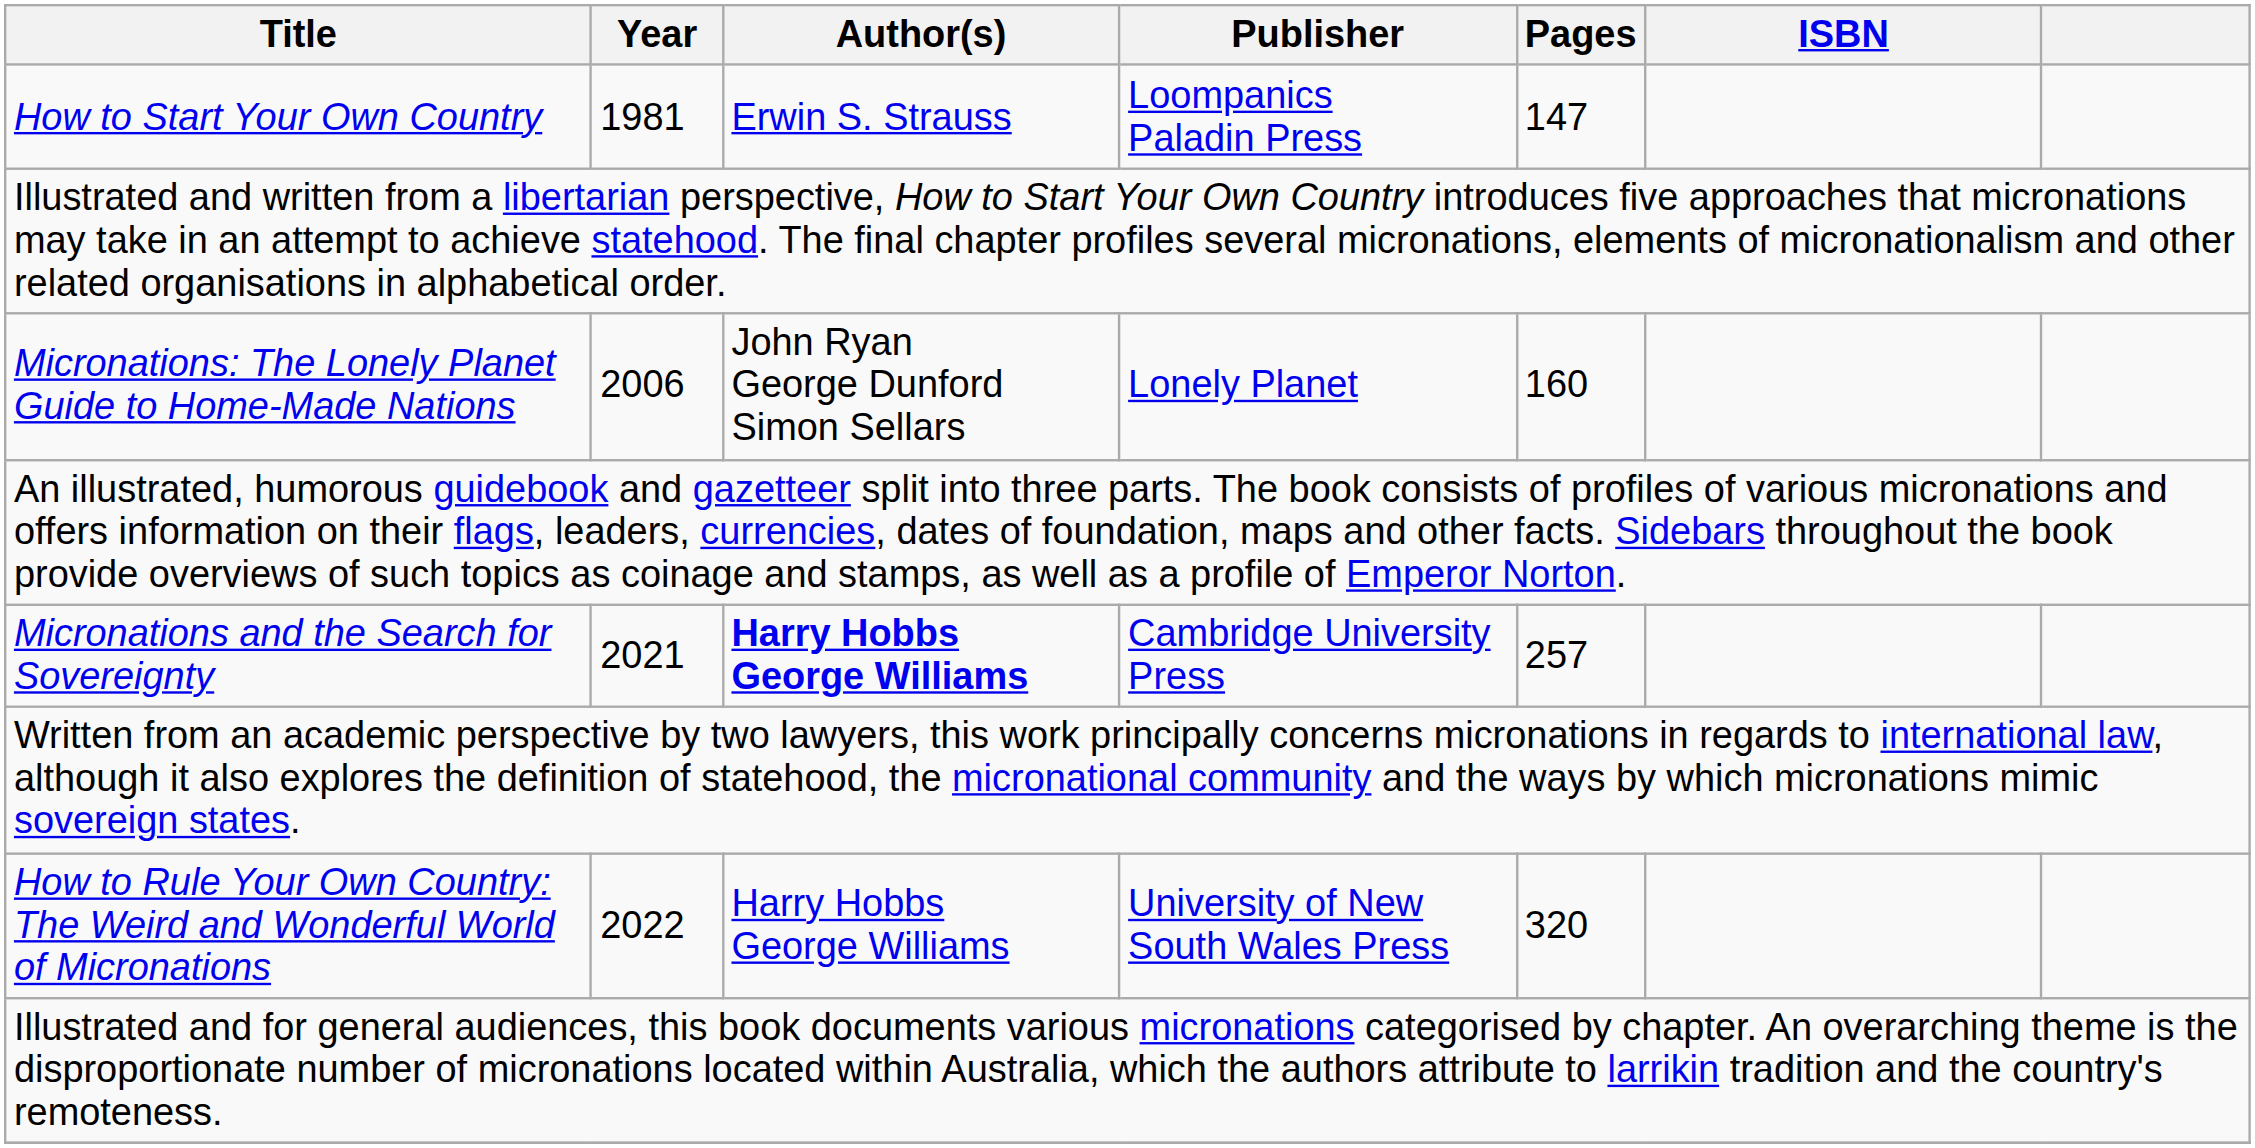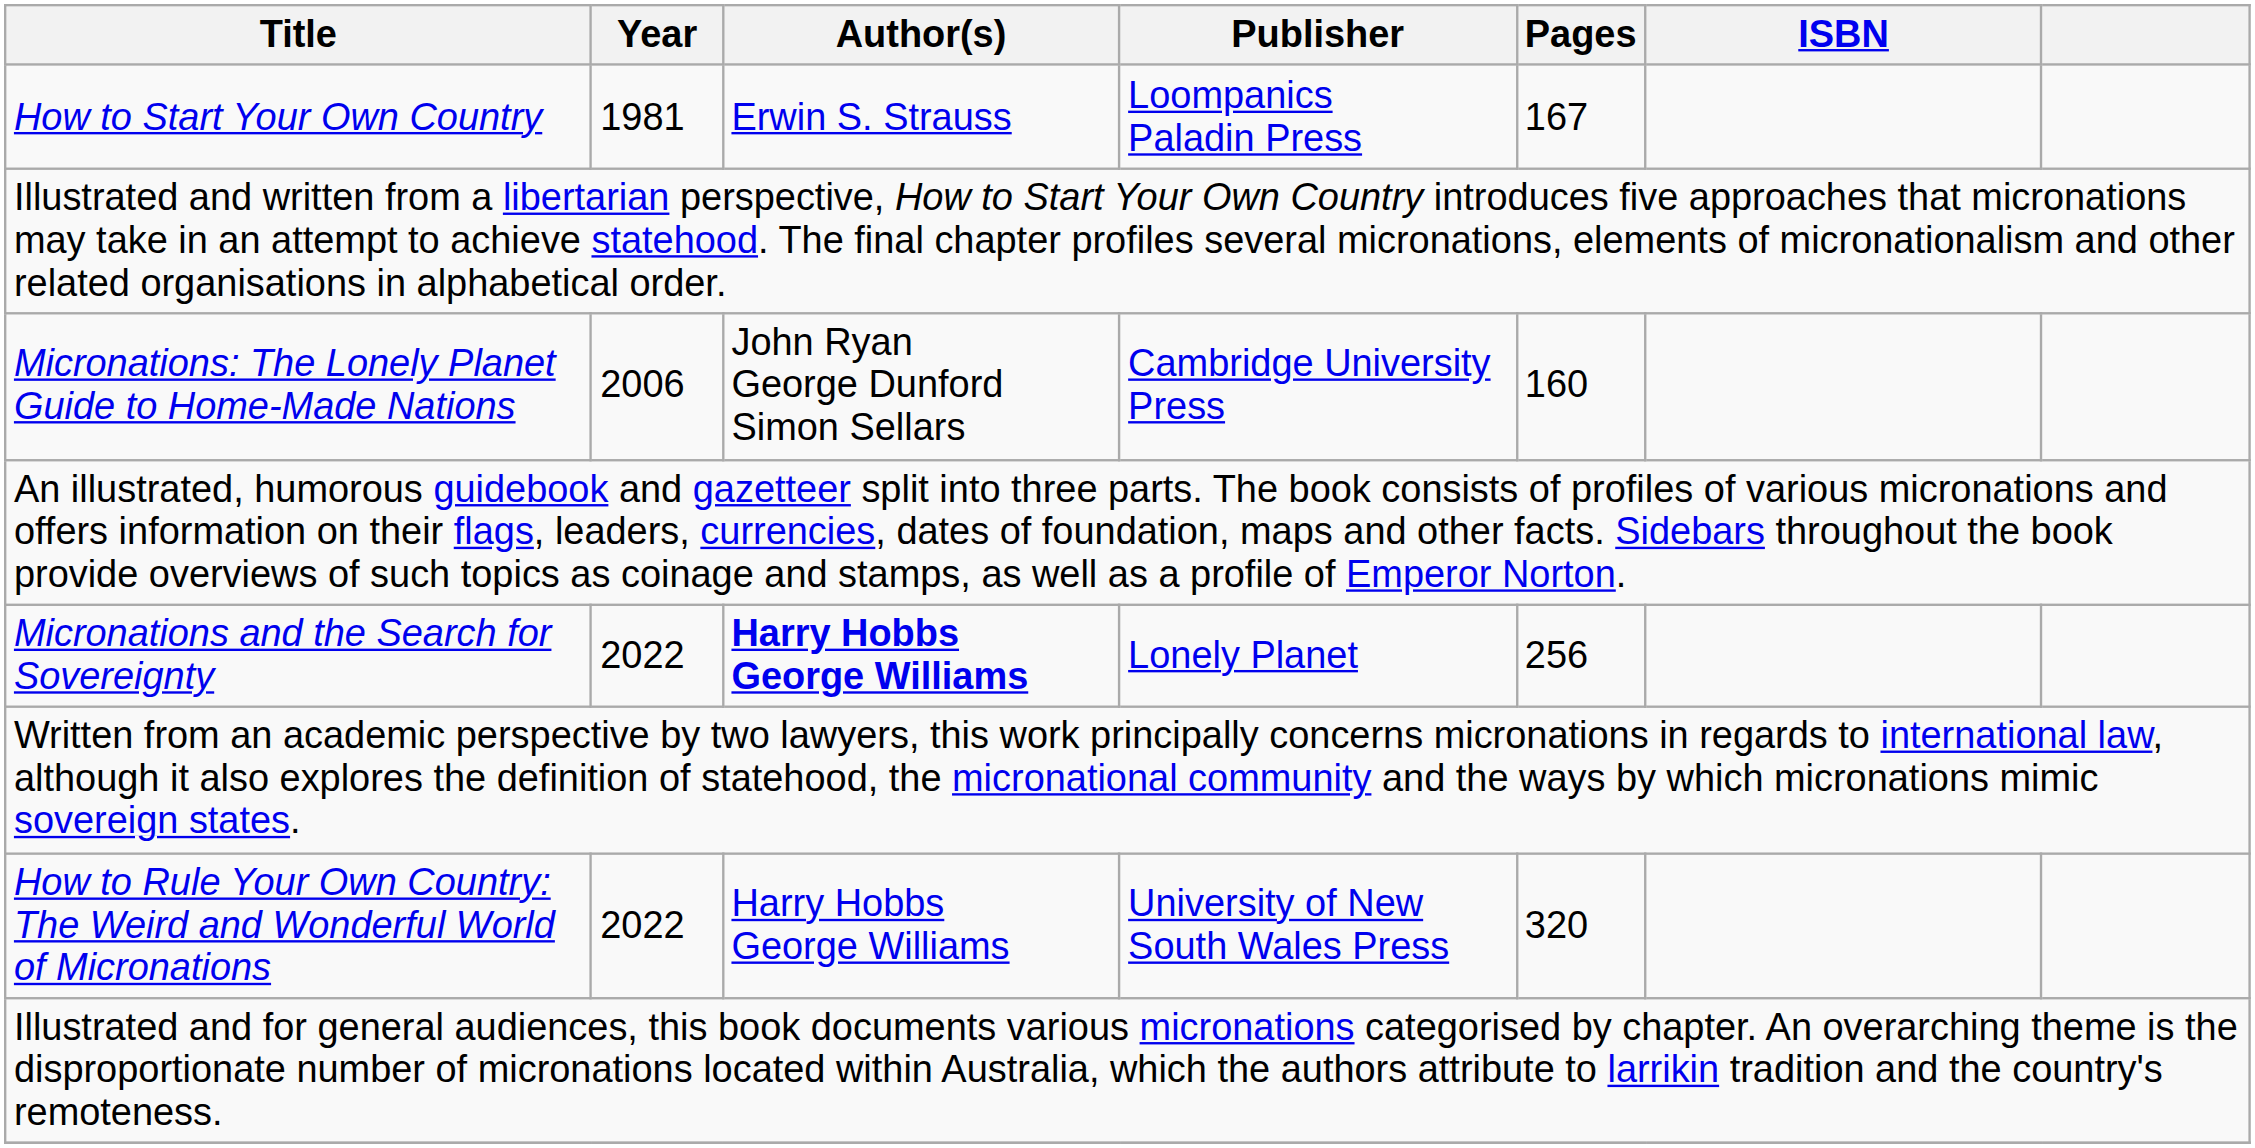(1556, 116) 147 -> (1556, 116) 167
(1243, 385) Lonely Planet -> (1309, 385) Cambridge University Press
(642, 655) 2021 -> (642, 655) 2022
(1309, 655) Cambridge University Press -> (1243, 655) Lonely Planet
(1556, 655) 257 -> (1556, 655) 256
